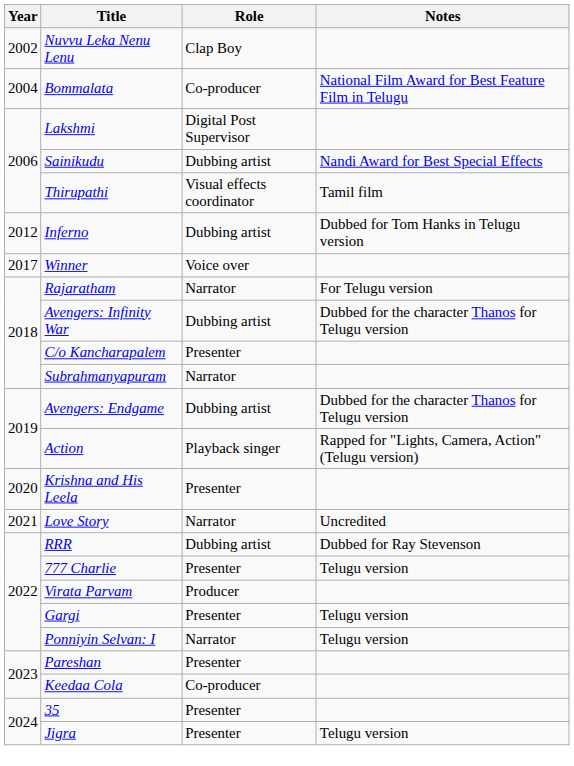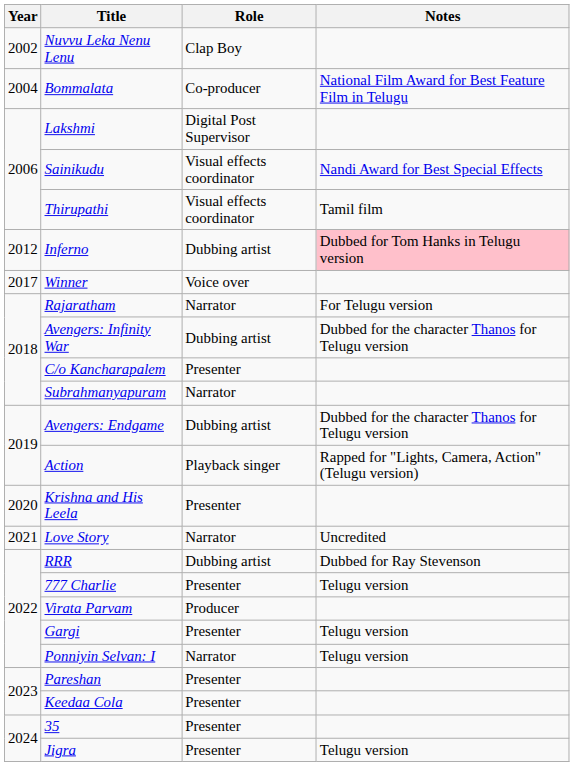(228, 160) Dubbing artist -> (226, 169) Visual effects coordinator
(420, 233) no background -> (420, 249) pink background
(223, 686) Co-producer -> (213, 702) Presenter
